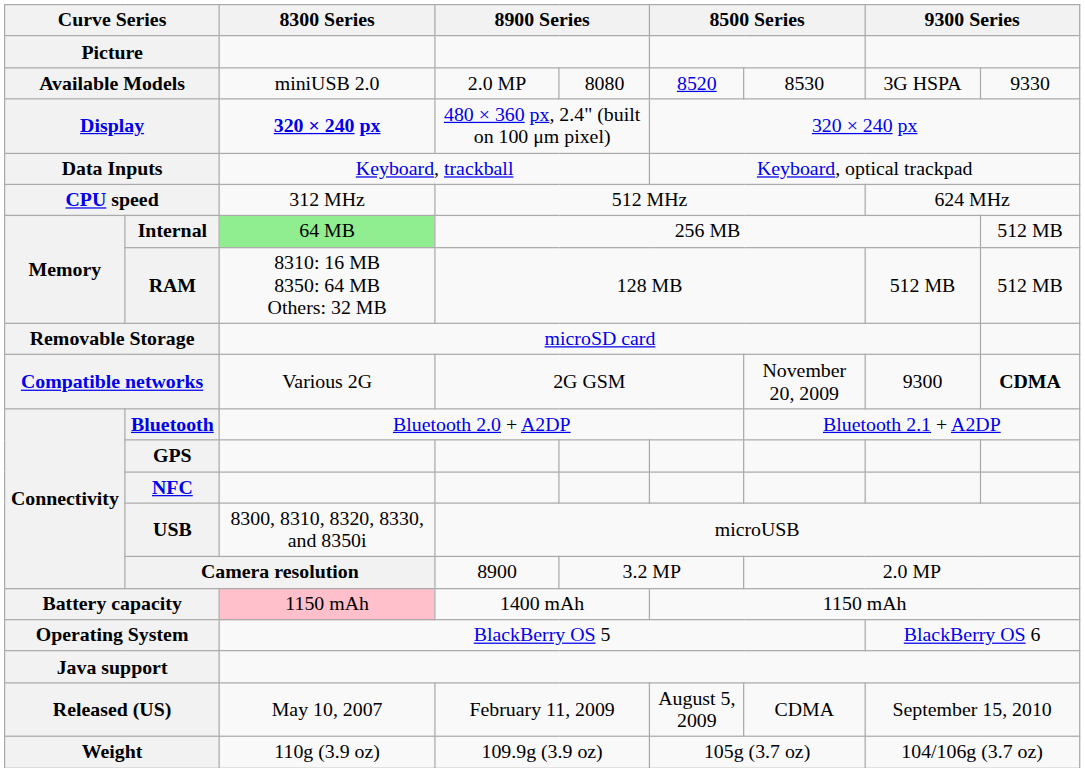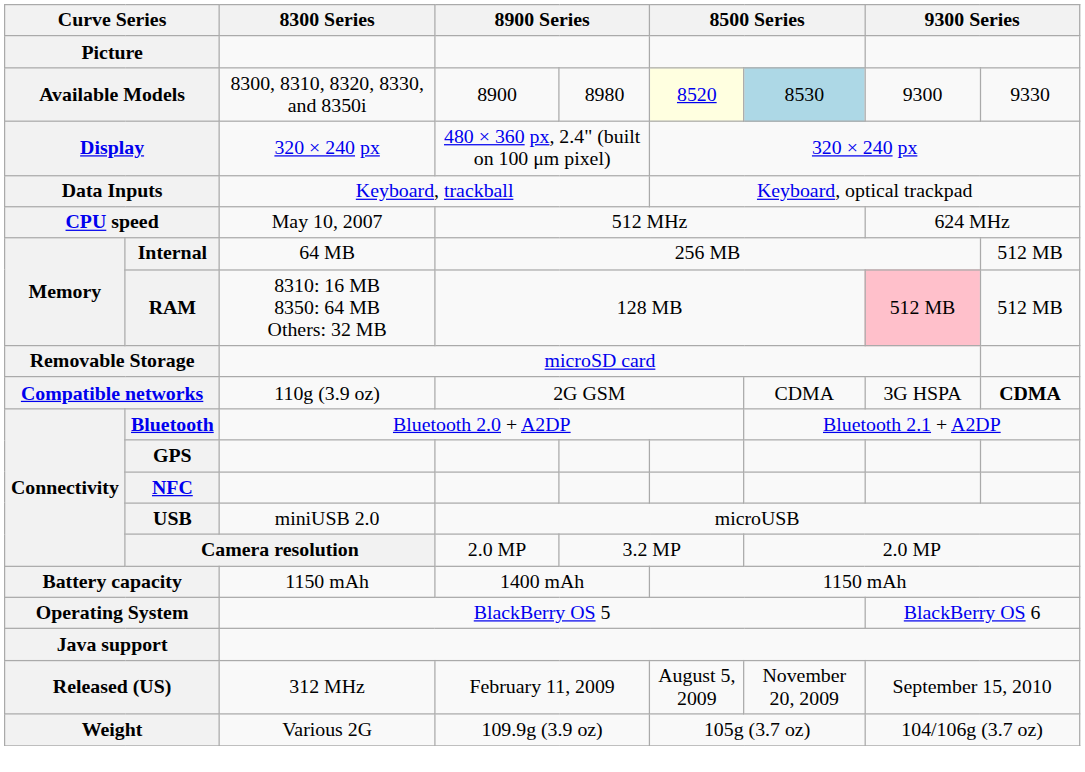(327, 83) miniUSB 2.0 -> (327, 94) 8300, 8310, 8320, 8330, and 8350i
(497, 83) 2.0 MP -> (497, 94) 8900
(605, 83) 8080 -> (605, 94) 8980
(697, 83) no background -> (697, 94) lightyellow background
(804, 83) no background -> (804, 94) lightblue background
(922, 83) 3G HSPA -> (922, 94) 9300
(327, 125) bold -> (327, 148) normal
(327, 199) 312 MHz -> (327, 222) May 10, 2007
(327, 231) lightgreen background -> (327, 253) no background
(922, 285) no background -> (922, 307) pink background
(327, 381) Various 2G -> (327, 392) 110g (3.9 oz)
(804, 381) November 20, 2009 -> (804, 392) CDMA
(922, 381) 9300 -> (922, 392) 3G HSPA
(327, 529) 8300, 8310, 8320, 8330, and 8350i -> (327, 518) miniUSB 2.0
(497, 572) 8900 -> (497, 550) 2.0 MP
(327, 603) pink background -> (327, 581) no background
(327, 709) May 10, 2007 -> (327, 687) 312 MHz
(804, 709) CDMA -> (804, 687) November 20, 2009
(327, 751) 110g (3.9 oz) -> (327, 729) Various 2G
